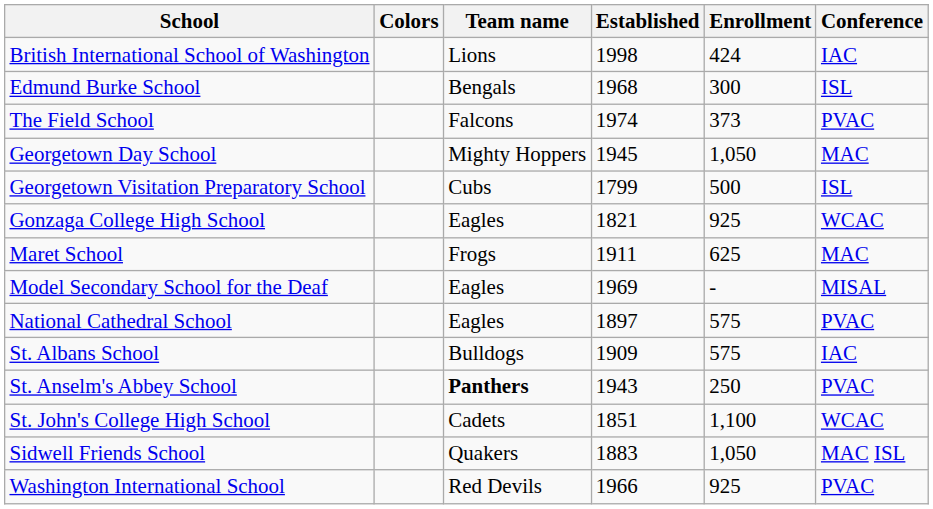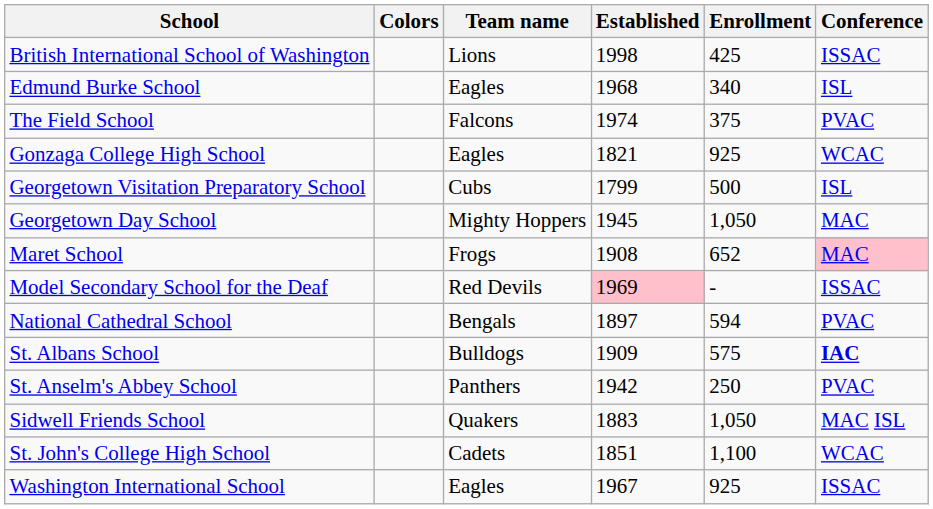(725, 54) 424 -> (725, 54) 425
(839, 54) IAC -> (851, 54) ISSAC
(482, 87) Bengals -> (476, 87) Eagles
(725, 87) 300 -> (725, 87) 340
(725, 120) 373 -> (725, 120) 375
rows swapped: (113, 154) <-> (137, 220)
(616, 253) 1911 -> (617, 253) 1908
(725, 253) 625 -> (725, 253) 652
(845, 253) no background -> (845, 253) pink background
(476, 287) Eagles -> (495, 287) Red Devils
(617, 287) no background -> (617, 287) pink background
(854, 287) MISAL -> (851, 287) ISSAC
(476, 320) Eagles -> (482, 320) Bengals
(725, 320) 575 -> (725, 320) 594
(839, 353) normal -> (840, 353) bold
(488, 386) bold -> (484, 386) normal
(617, 386) 1943 -> (617, 386) 1942
rows swapped: (140, 420) <-> (107, 453)
(495, 486) Red Devils -> (476, 486) Eagles
(617, 486) 1966 -> (617, 486) 1967
(848, 486) PVAC -> (851, 486) ISSAC
